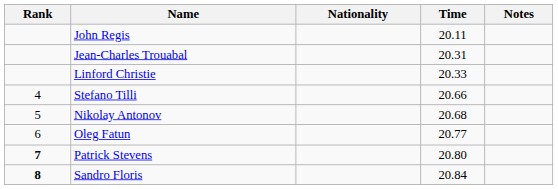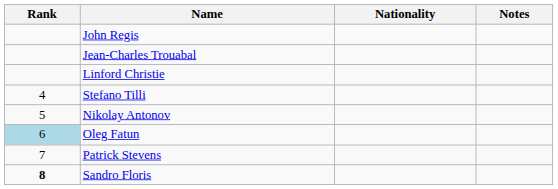- column: (453, 14)
(38, 134) no background -> (42, 134) lightblue background
(38, 154) bold -> (42, 154) normal
